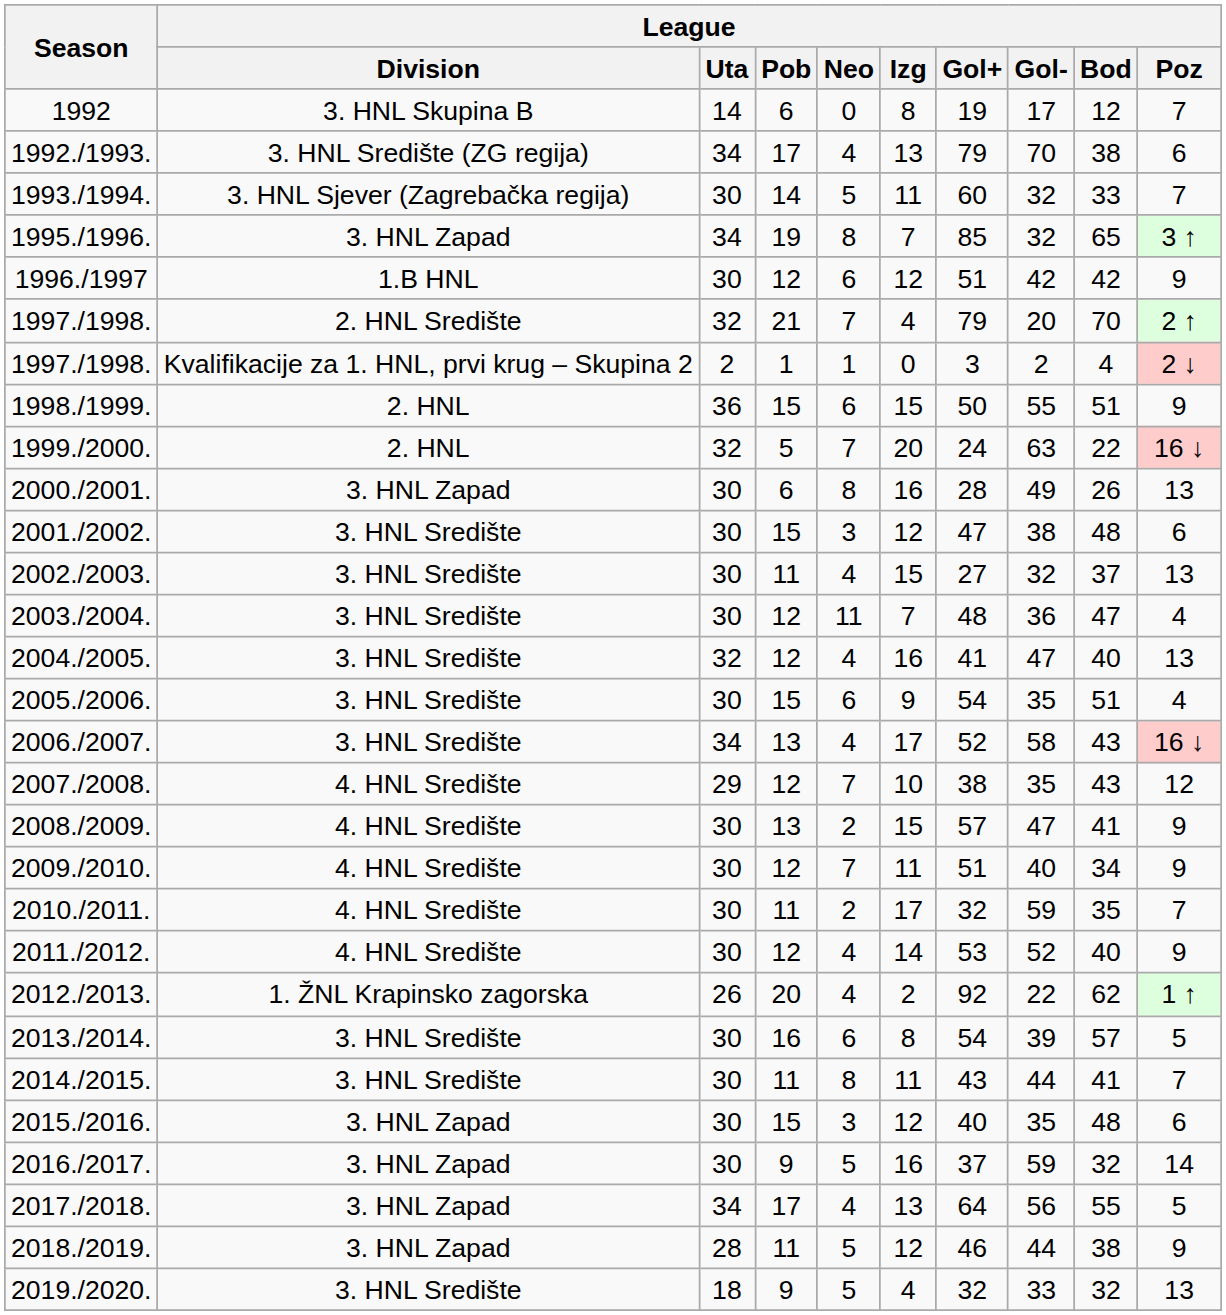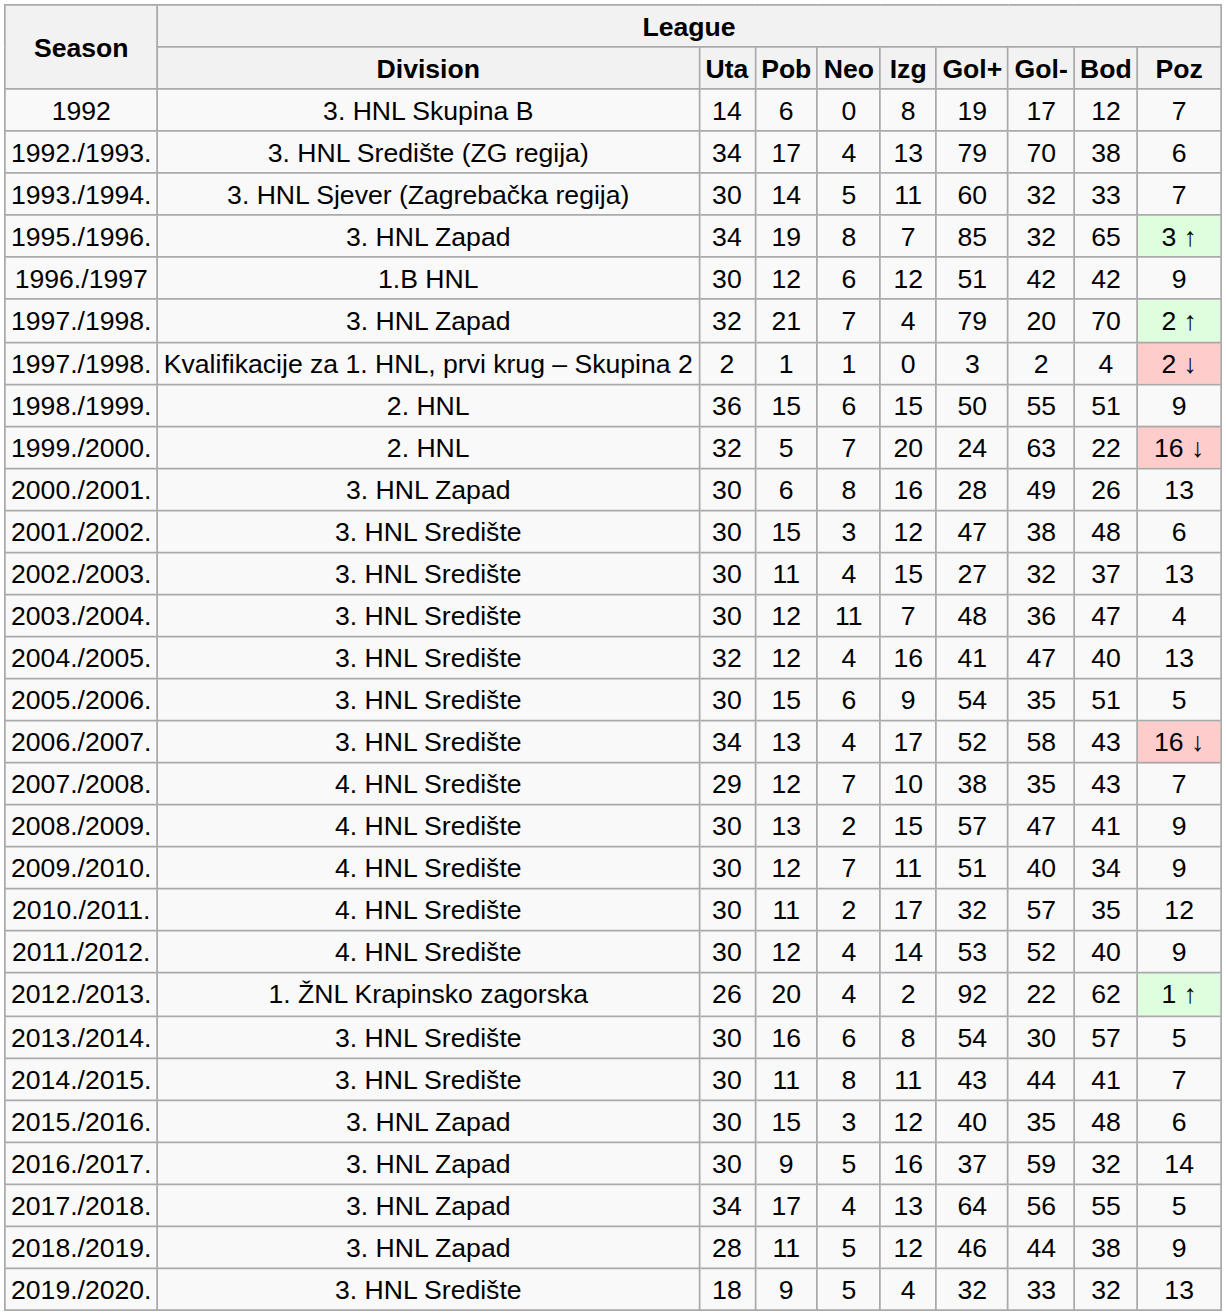(428, 321) 2. HNL Središte -> (428, 321) 3. HNL Zapad
(1179, 700) 4 -> (1179, 700) 5
(1179, 784) 12 -> (1179, 784) 7
(1041, 910) 59 -> (1041, 910) 57
(1179, 910) 7 -> (1179, 910) 12
(1041, 1037) 39 -> (1041, 1037) 30
